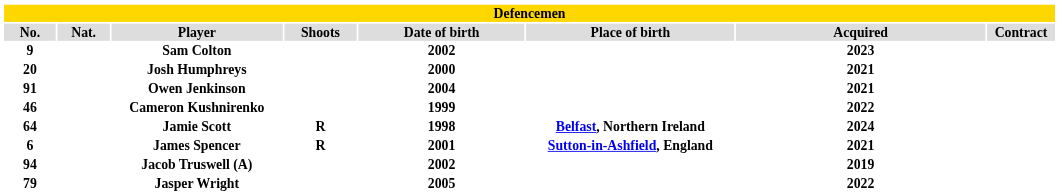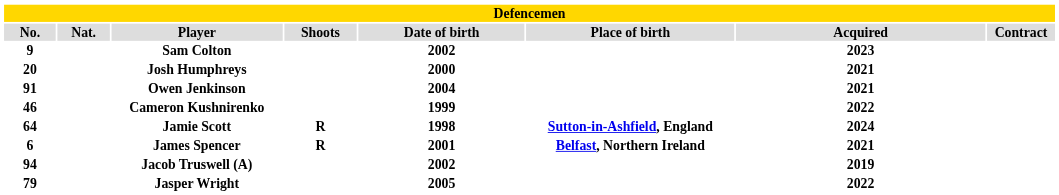(630, 126) Belfast, Northern Ireland -> (630, 126) Sutton-in-Ashfield, England
(630, 145) Sutton-in-Ashfield, England -> (630, 145) Belfast, Northern Ireland
